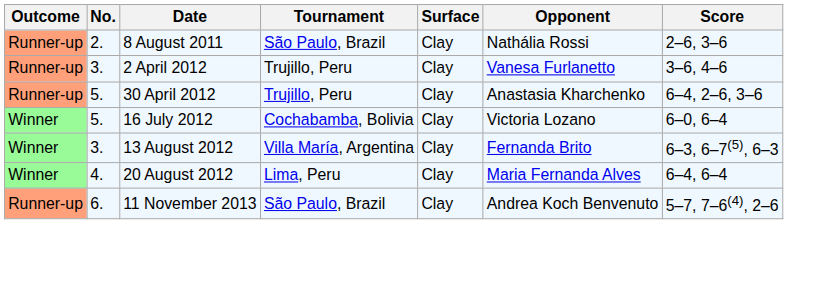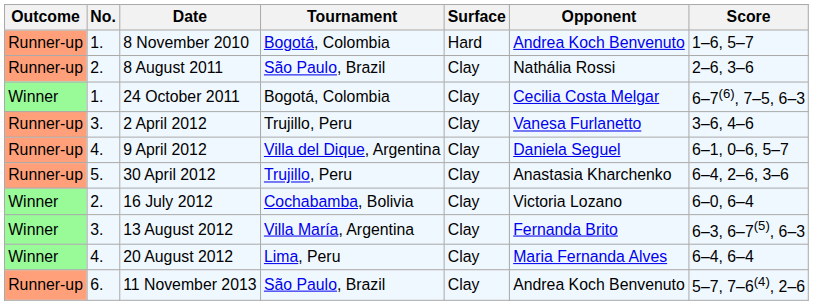+ row: (186, 42)
+ row: (181, 96)
+ row: (165, 149)
(97, 119) 5. -> (97, 200) 2.
